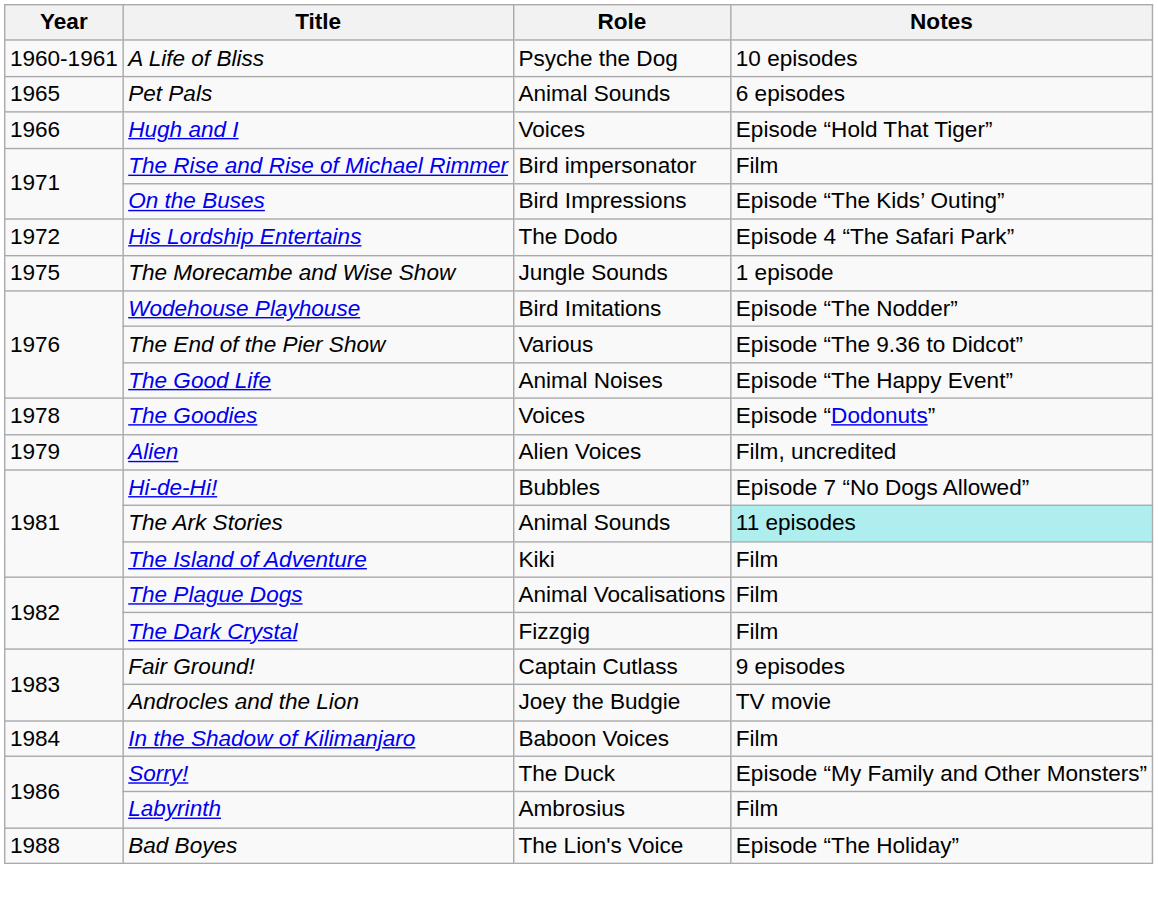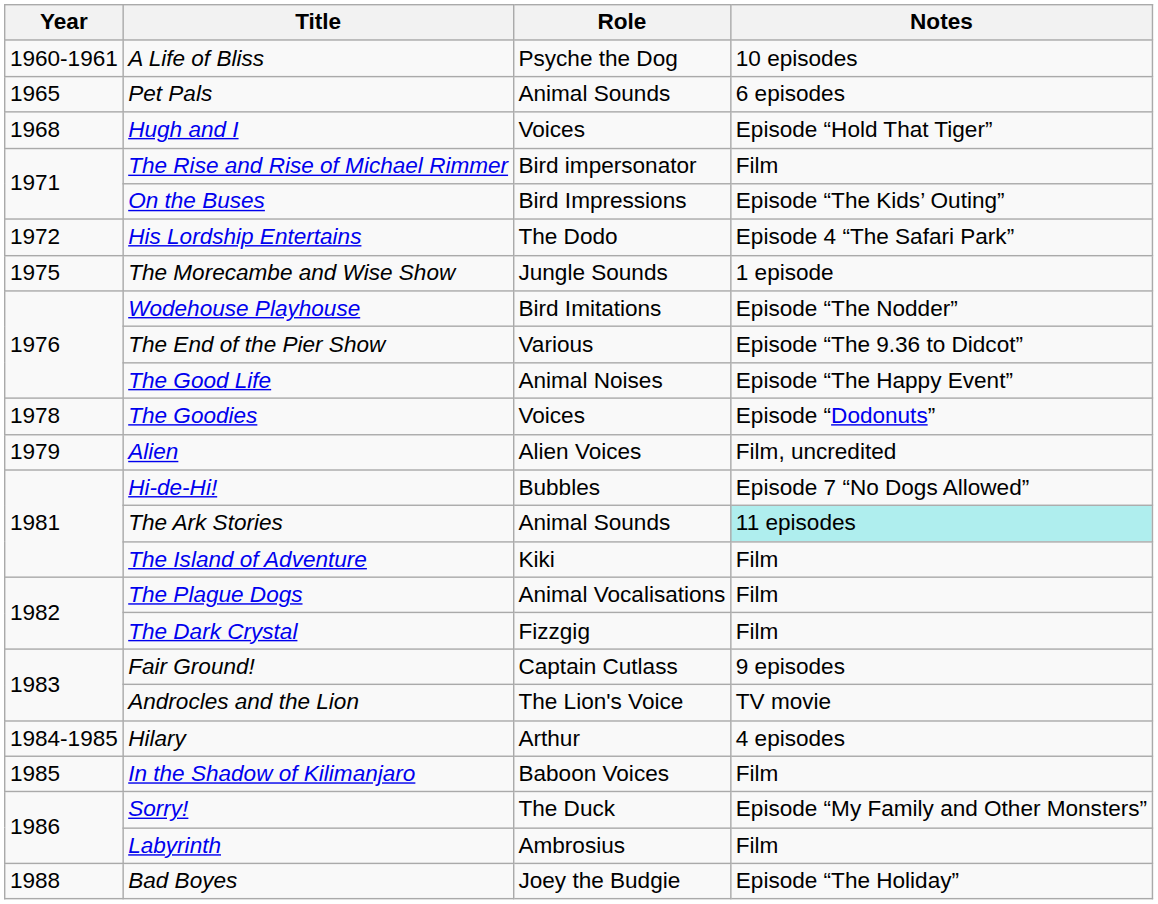(35, 129) 1966 -> (35, 129) 1968
(599, 702) Joey the Budgie -> (601, 702) The Lion's Voice
+ row: (157, 737)
(35, 737) 1984 -> (35, 773) 1985
(601, 845) The Lion's Voice -> (599, 881) Joey the Budgie
